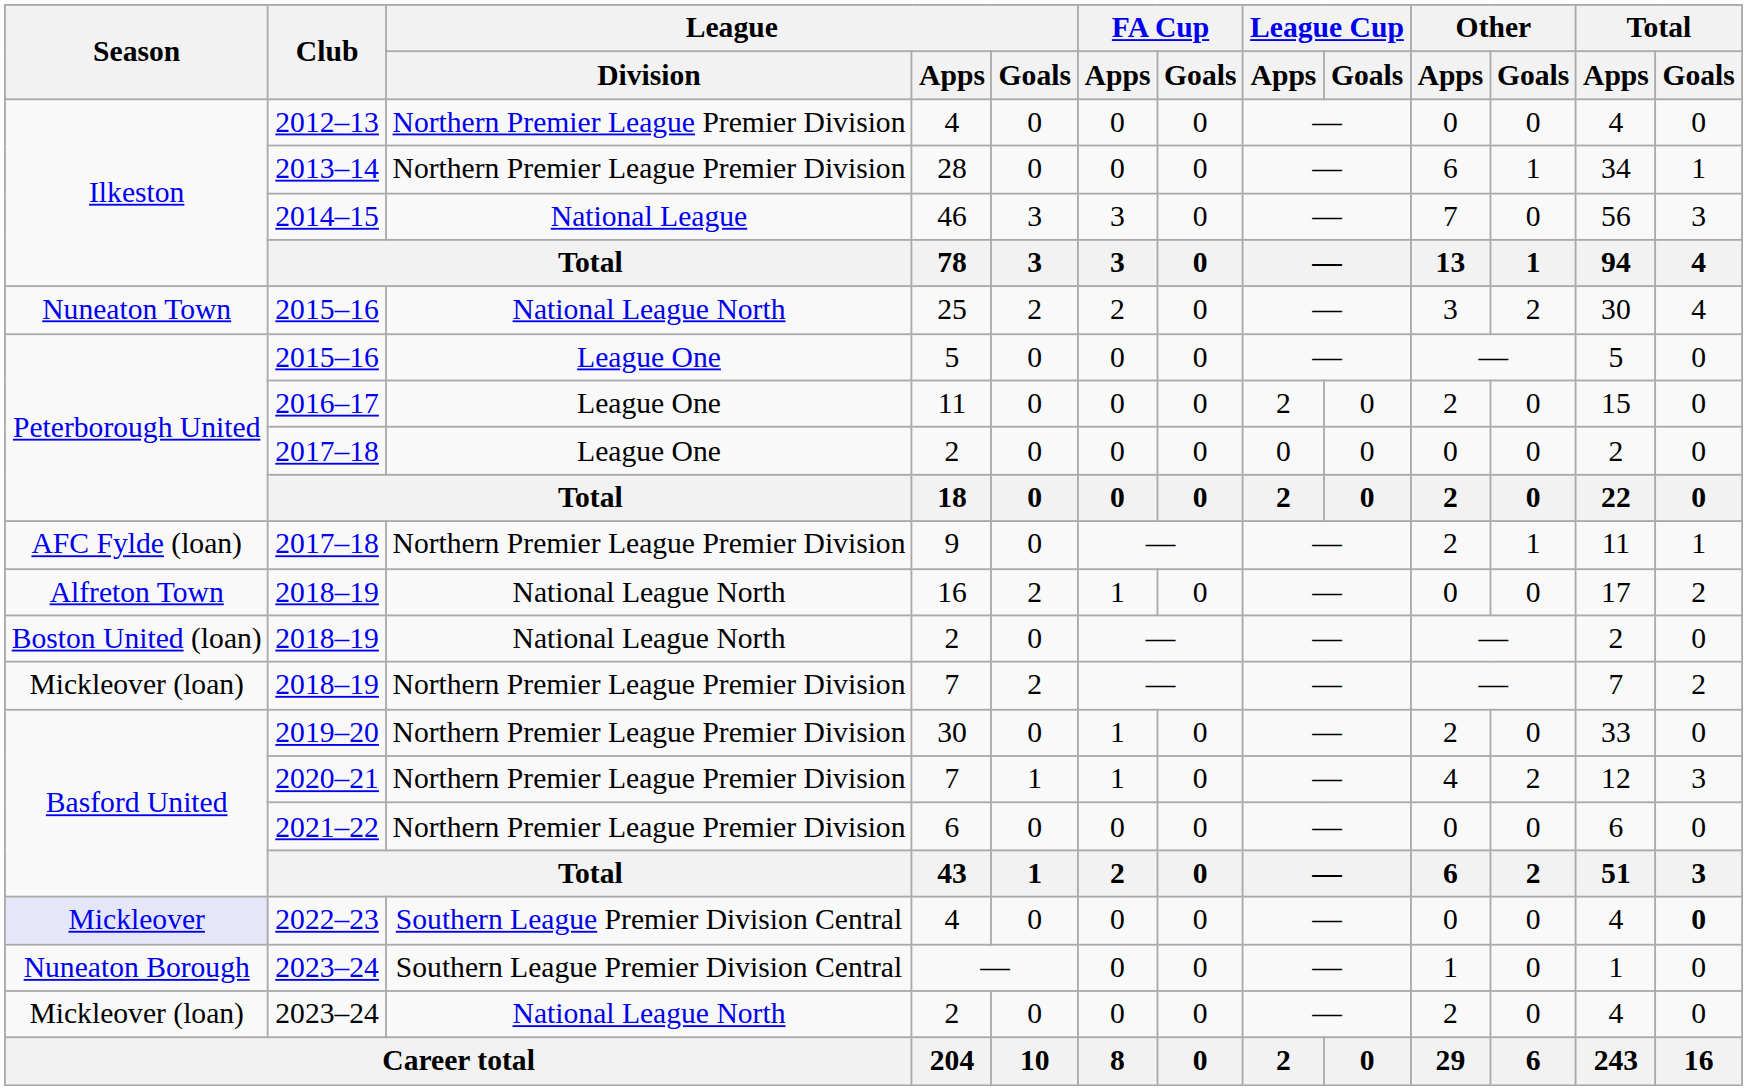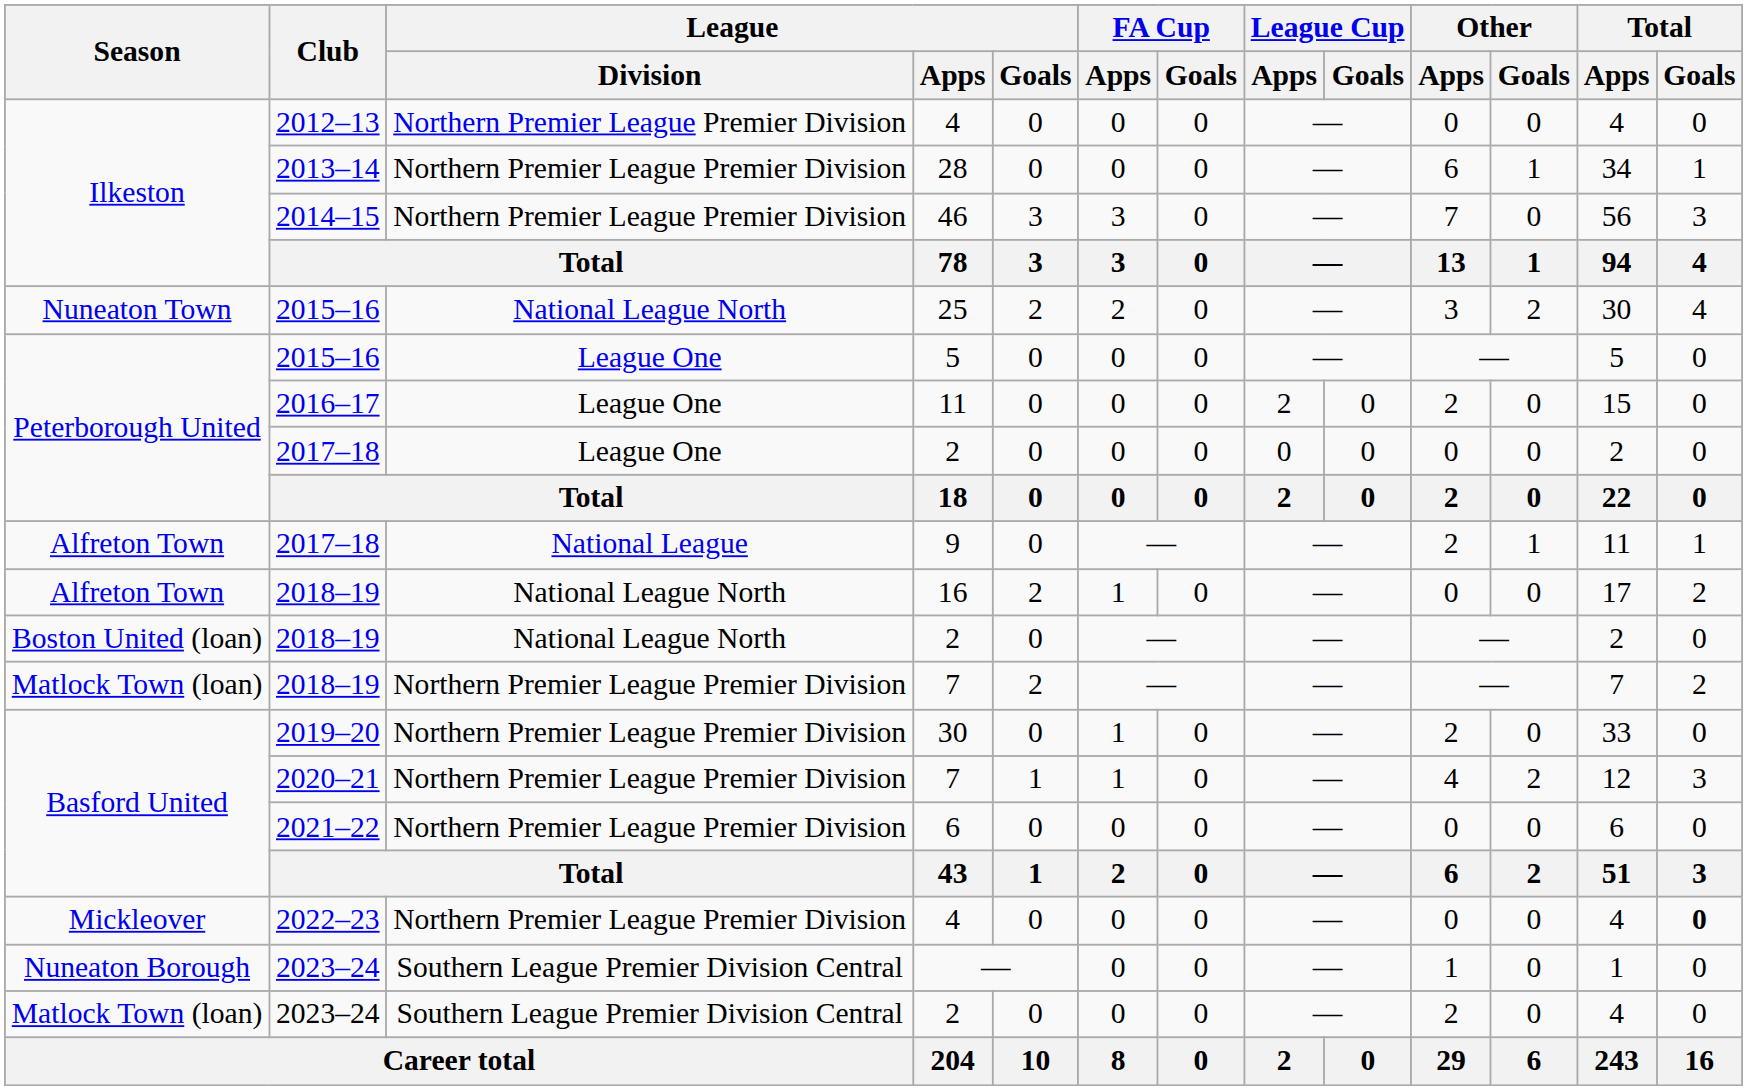(649, 215) National League -> (650, 215) Northern Premier League Premier Division
(137, 544) AFC Fylde (loan) -> (137, 544) Alfreton Town
(649, 544) Northern Premier League Premier Division -> (650, 544) National League
(137, 685) Mickleover (loan) -> (137, 685) Matlock Town (loan)
(137, 919) lavender background -> (137, 919) no background
(649, 919) Southern League Premier Division Central -> (650, 919) Northern Premier League Premier Division
(137, 1013) Mickleover (loan) -> (137, 1013) Matlock Town (loan)
(649, 1013) National League North -> (650, 1013) Southern League Premier Division Central
